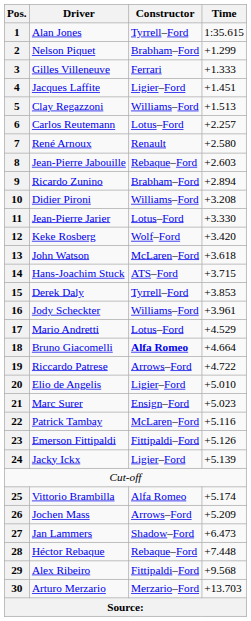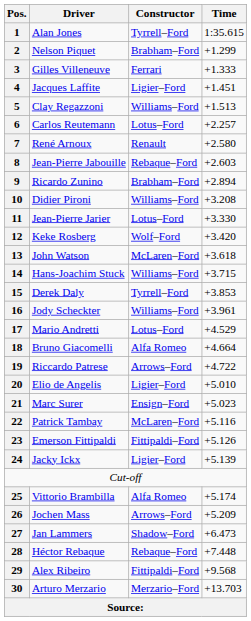(154, 273) ATS–Ford -> (165, 273) Williams–Ford
(160, 347) bold -> (159, 347) normal
